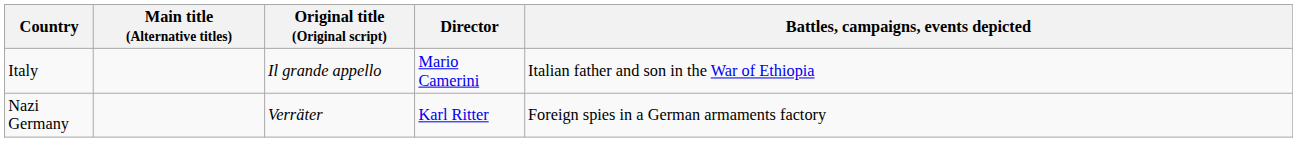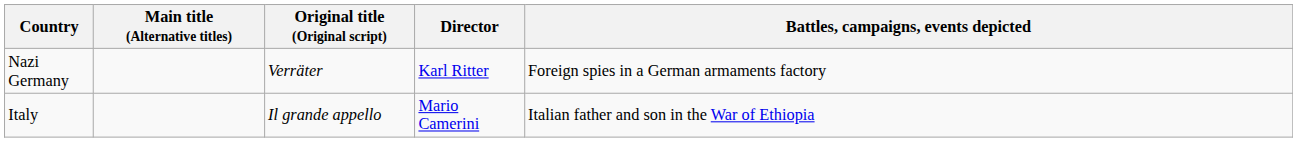rows swapped: (23, 70) <-> (39, 115)
